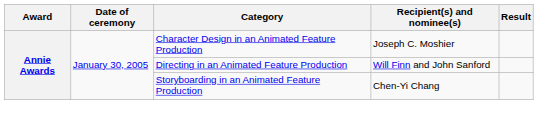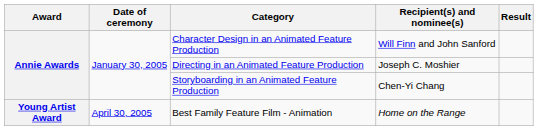(414, 44) Joseph C. Moshier -> (437, 44) Will Finn and John Sanford
(432, 65) Will Finn and John Sanford -> (419, 65) Joseph C. Moshier
+ row: (252, 112)
